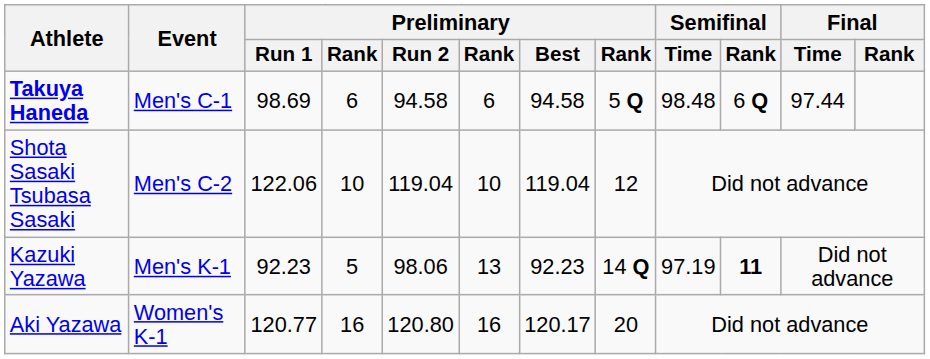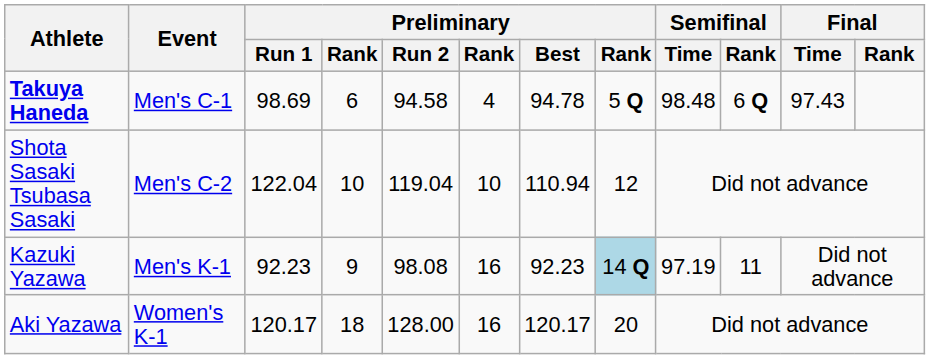(489, 101) 6 -> (489, 101) 4
(557, 101) 94.58 -> (557, 101) 94.78
(818, 101) 97.44 -> (818, 101) 97.43
(284, 184) 122.06 -> (284, 184) 122.04
(557, 184) 119.04 -> (557, 184) 110.94
(352, 267) 5 -> (352, 267) 9
(421, 267) 98.06 -> (421, 267) 98.08
(489, 267) 13 -> (489, 267) 16
(626, 267) no background -> (626, 267) lightblue background
(751, 267) bold -> (751, 267) normal
(284, 325) 120.77 -> (284, 325) 120.17
(352, 325) 16 -> (352, 325) 18
(421, 325) 120.80 -> (421, 325) 128.00
